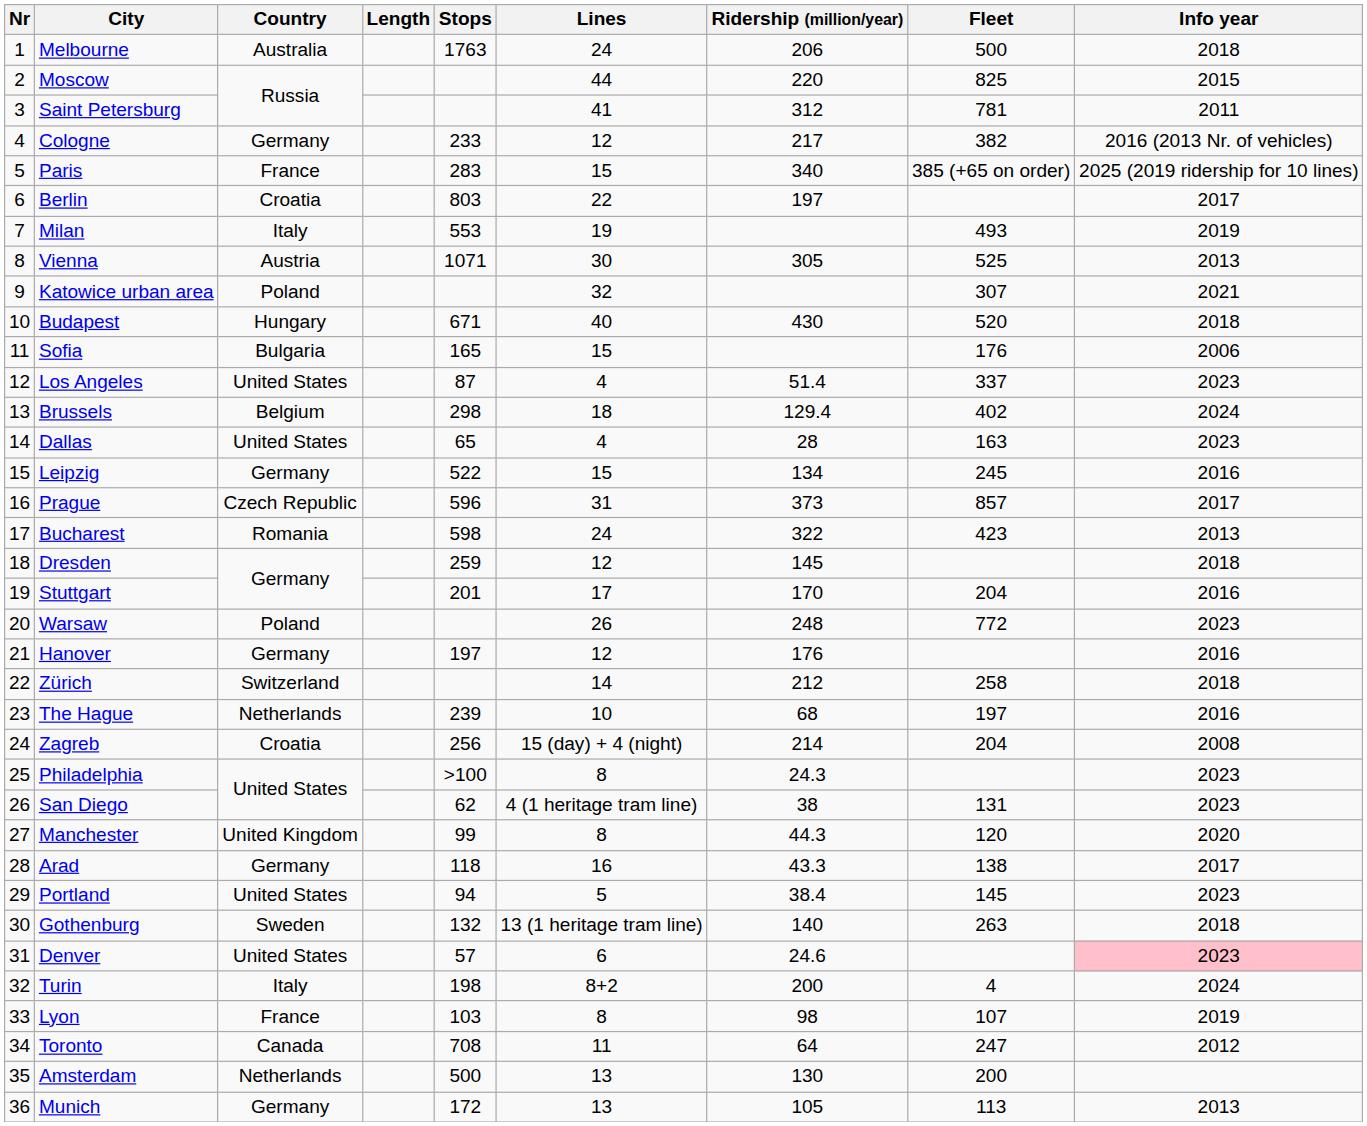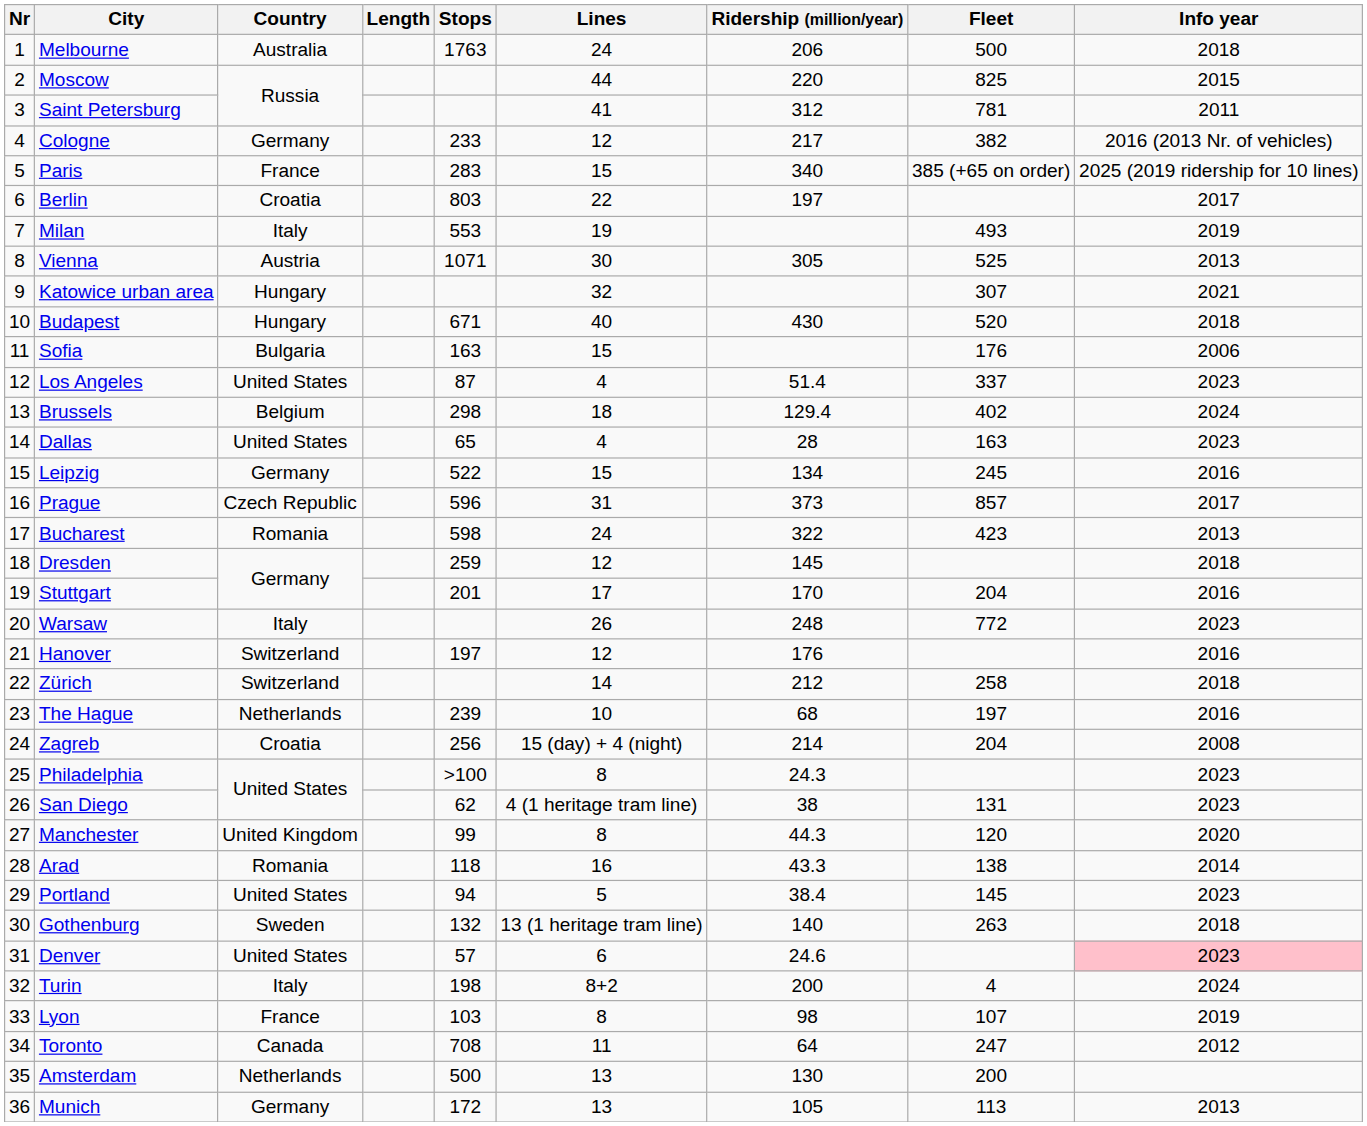(290, 291) Poland -> (290, 291) Hungary
(465, 351) 165 -> (465, 351) 163
(290, 623) Poland -> (290, 623) Italy
(290, 653) Germany -> (290, 653) Switzerland
(290, 865) Germany -> (290, 865) Romania
(1219, 865) 2017 -> (1219, 865) 2014
